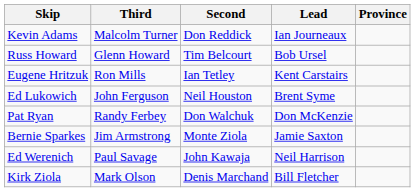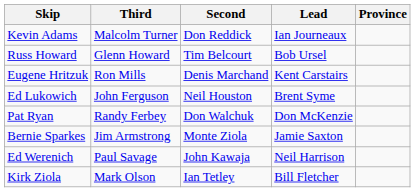(209, 75) Ian Tetley -> (226, 75) Denis Marchand
(226, 177) Denis Marchand -> (209, 177) Ian Tetley
